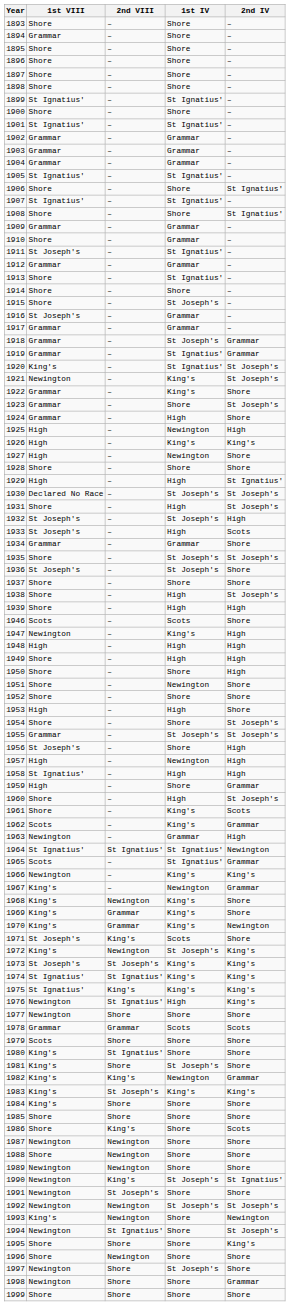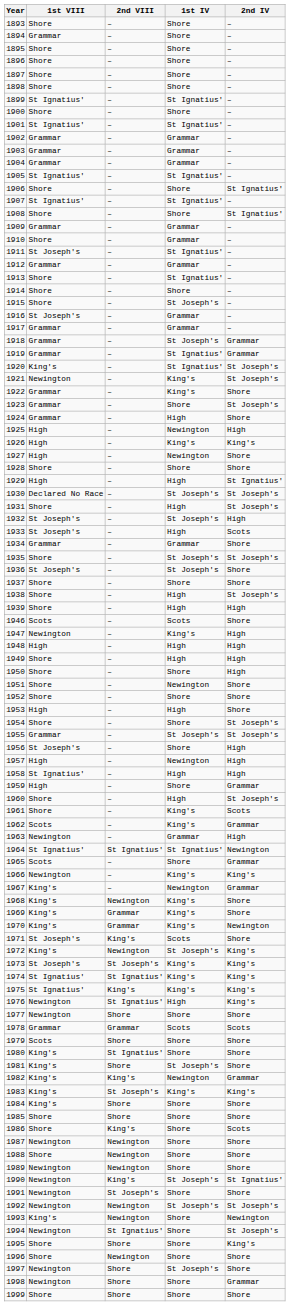(195, 862) St Ignatius' -> (179, 862) Shore
